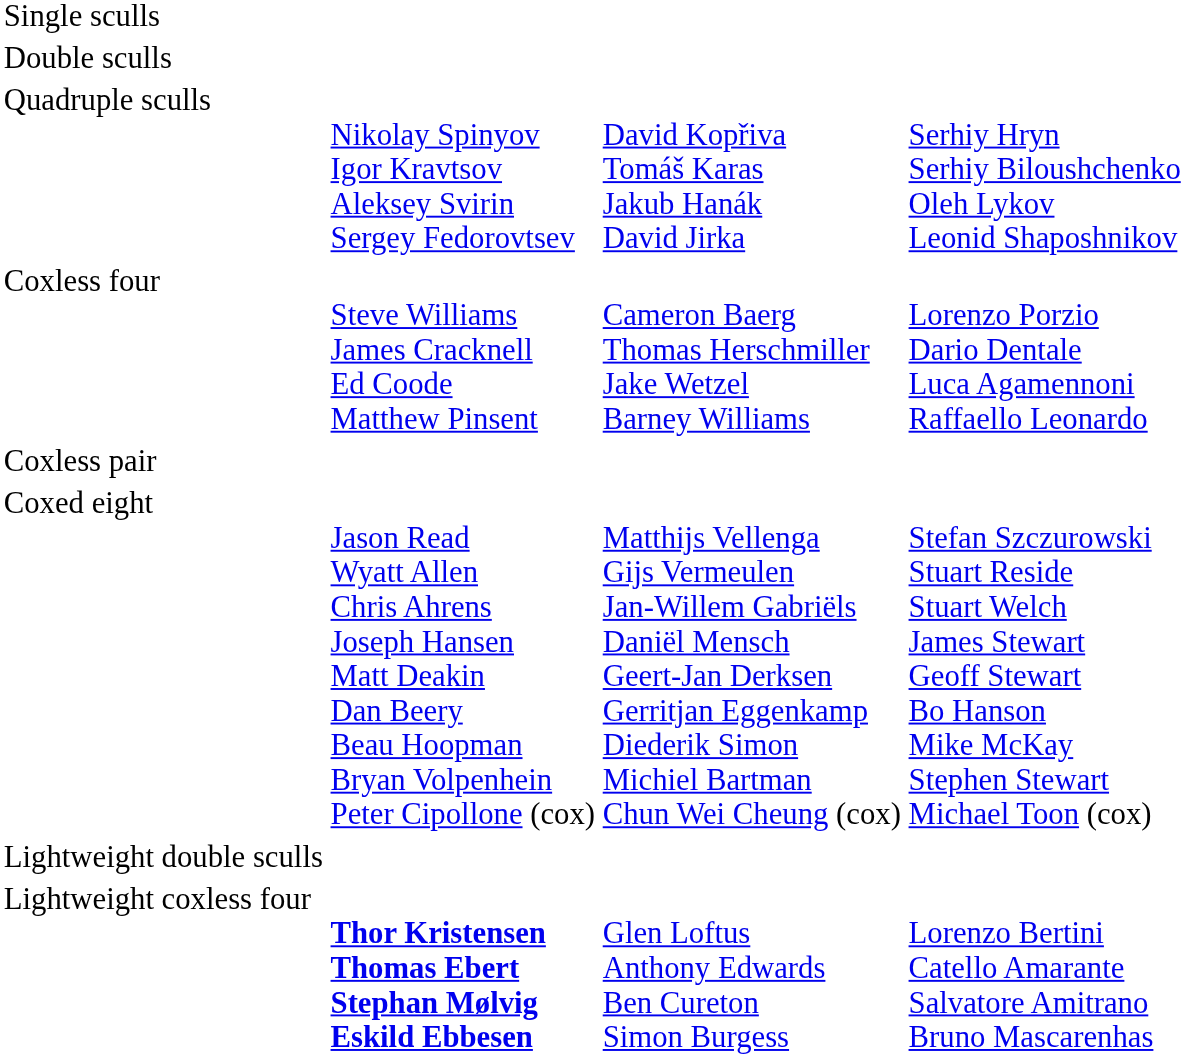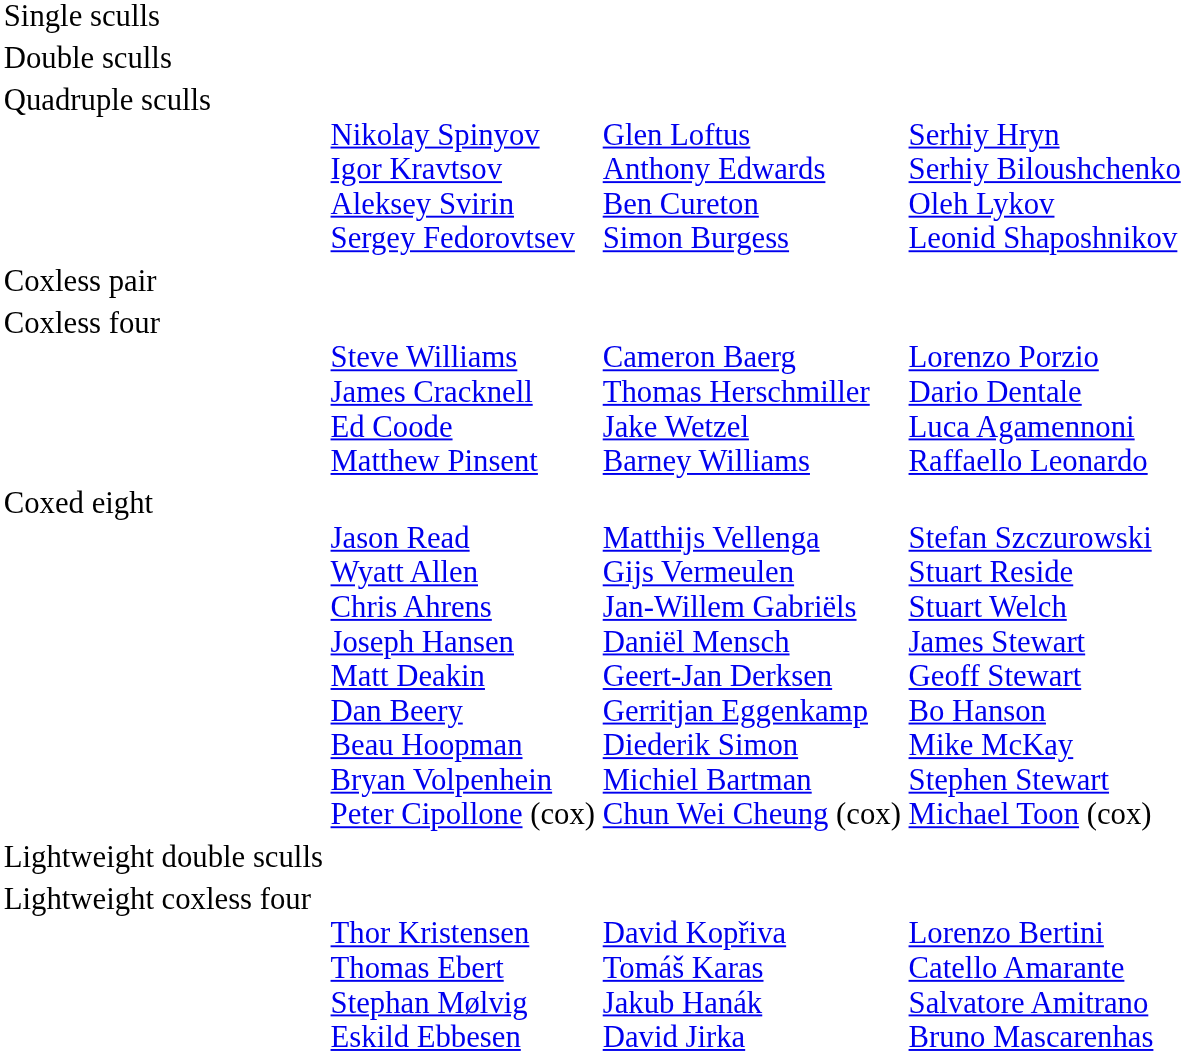(694, 186) David Kopřiva Tomáš Karas Jakub Hanák David Jirka -> (714, 186) Glen Loftus Anthony Edwards Ben Cureton Simon Burgess
rows swapped: (80, 461) <-> (82, 280)
(438, 985) bold -> (430, 985) normal
(714, 985) Glen Loftus Anthony Edwards Ben Cureton Simon Burgess -> (694, 985) David Kopřiva Tomáš Karas Jakub Hanák David Jirka
